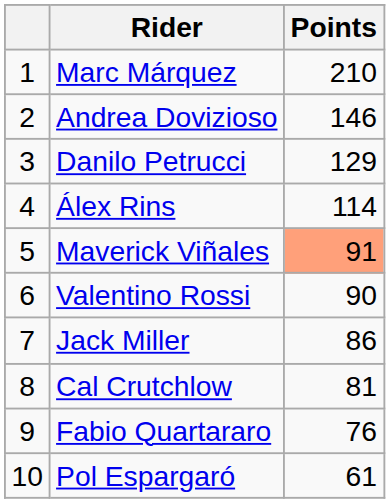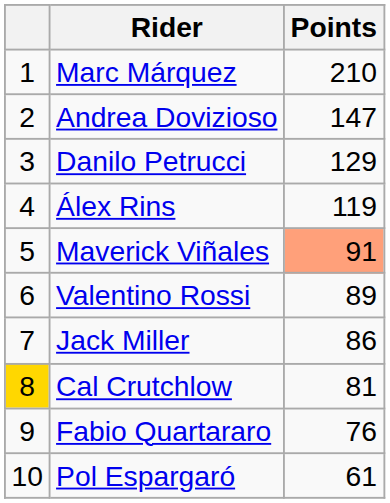(353, 117) 146 -> (353, 117) 147
(354, 207) 114 -> (354, 207) 119
(361, 296) 90 -> (361, 296) 89
(27, 386) no background -> (27, 386) gold background
